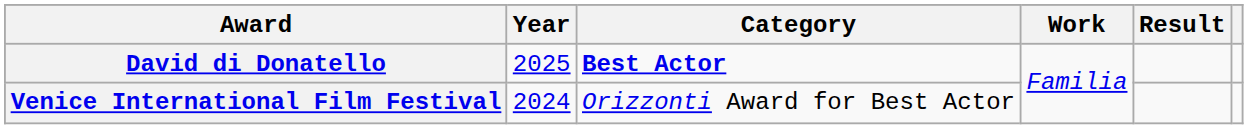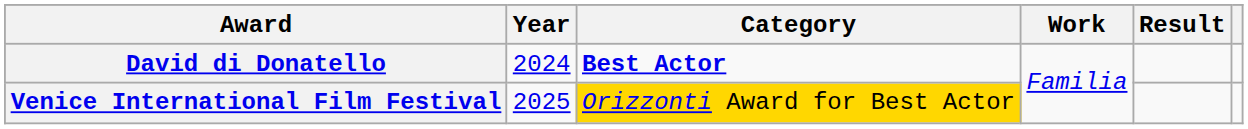(542, 64) 2025 -> (542, 64) 2024
(542, 103) 2024 -> (542, 103) 2025
(799, 103) no background -> (799, 103) gold background
